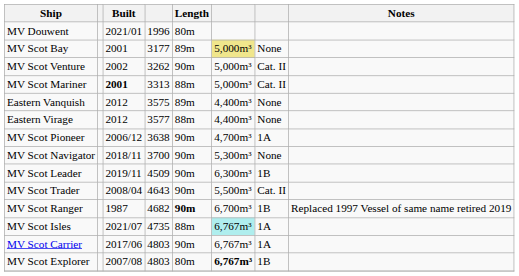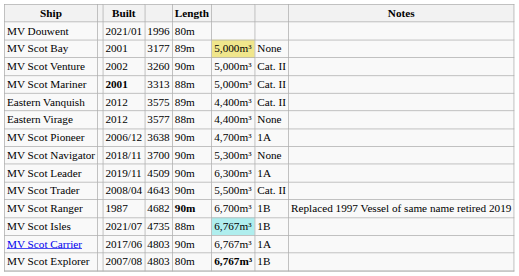(158, 66) 3262 -> (158, 66) 3260
(269, 102) None -> (272, 102) Cat. II
(264, 173) 1B -> (264, 173) 1A
(264, 226) 1A -> (264, 226) 1B
